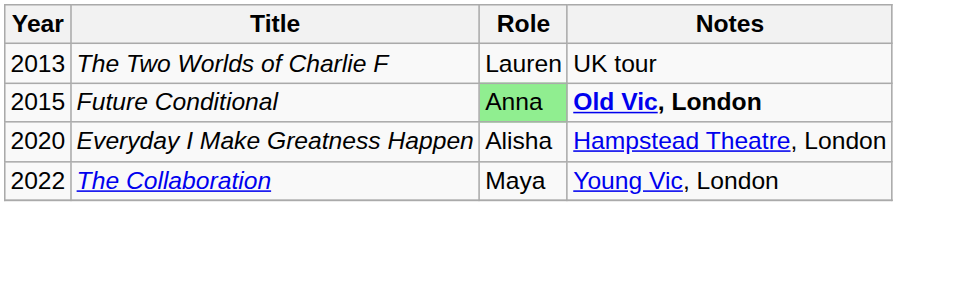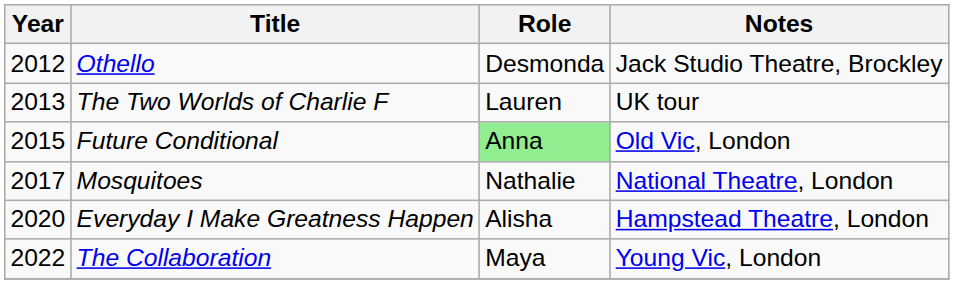+ row: (116, 63)
(667, 102) bold -> (703, 141) normal
+ row: (140, 180)
